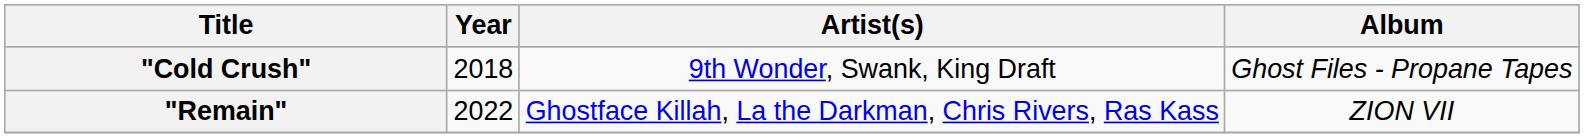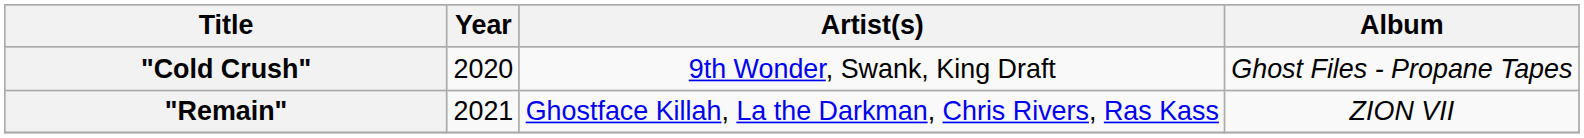(483, 68) 2018 -> (483, 68) 2020
(483, 111) 2022 -> (483, 111) 2021
